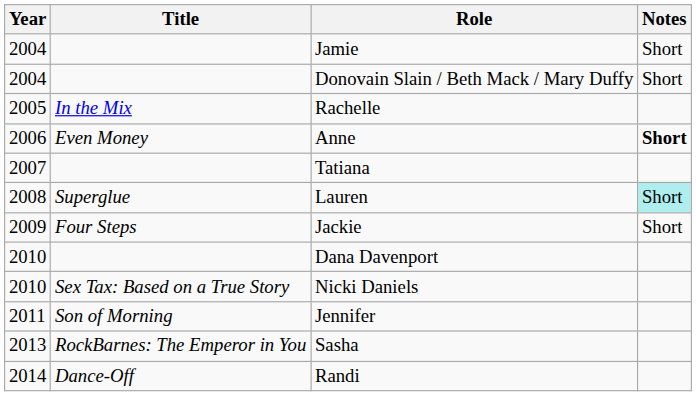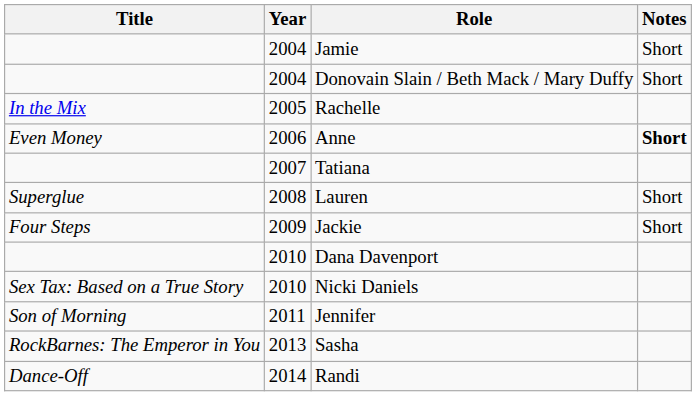columns swapped: (28, 19) <-> (181, 19)
(662, 197) paleturquoise background -> (662, 197) no background
